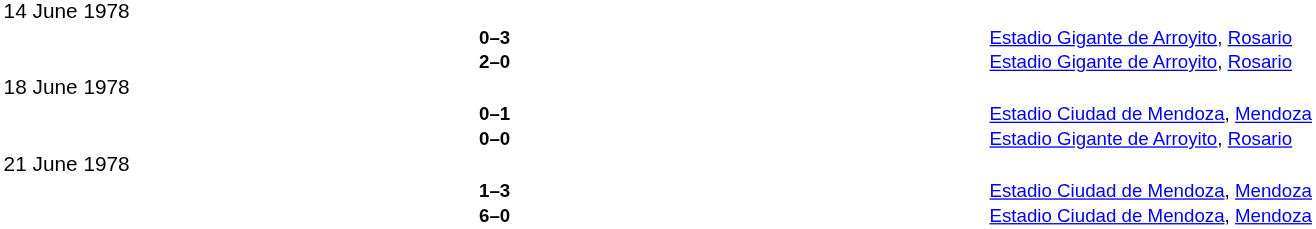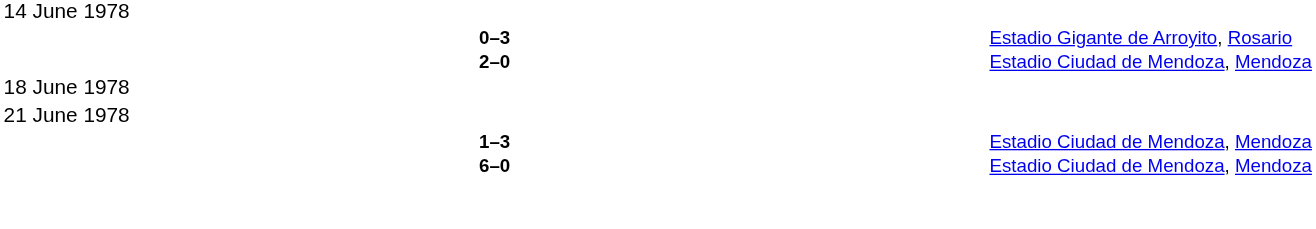(1141, 62) Estadio Gigante de Arroyito, Rosario -> (1151, 62) Estadio Ciudad de Mendoza, Mendoza
- row: (207, 114)
- row: (207, 139)
